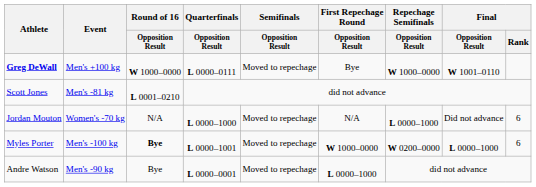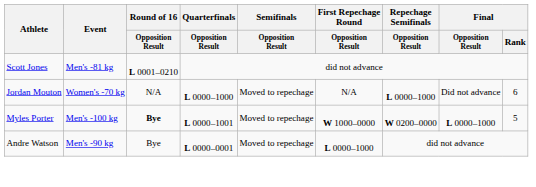- row: (32, 67)
(518, 144) 6 -> (515, 118) 5
